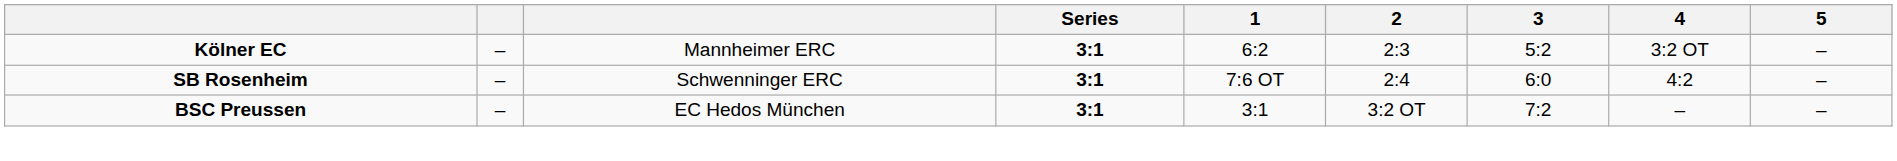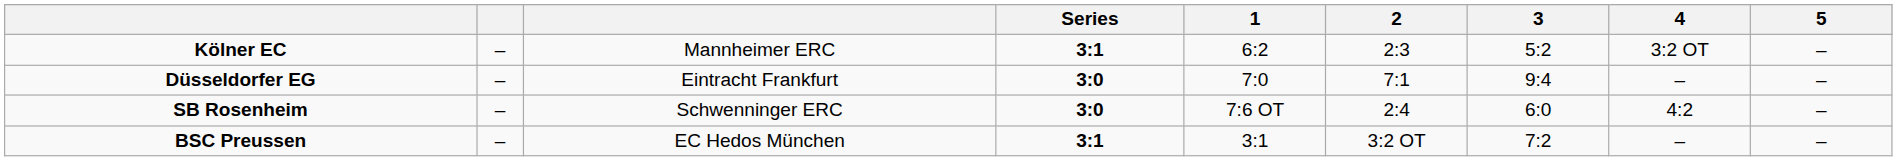+ row: (241, 79)
(1090, 79) 3:1 -> (1090, 110) 3:0
